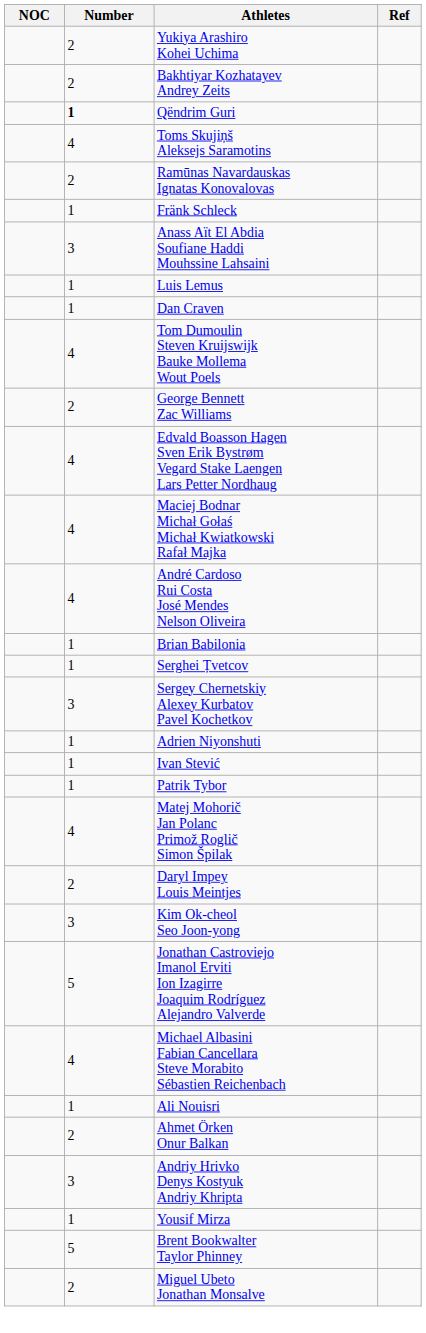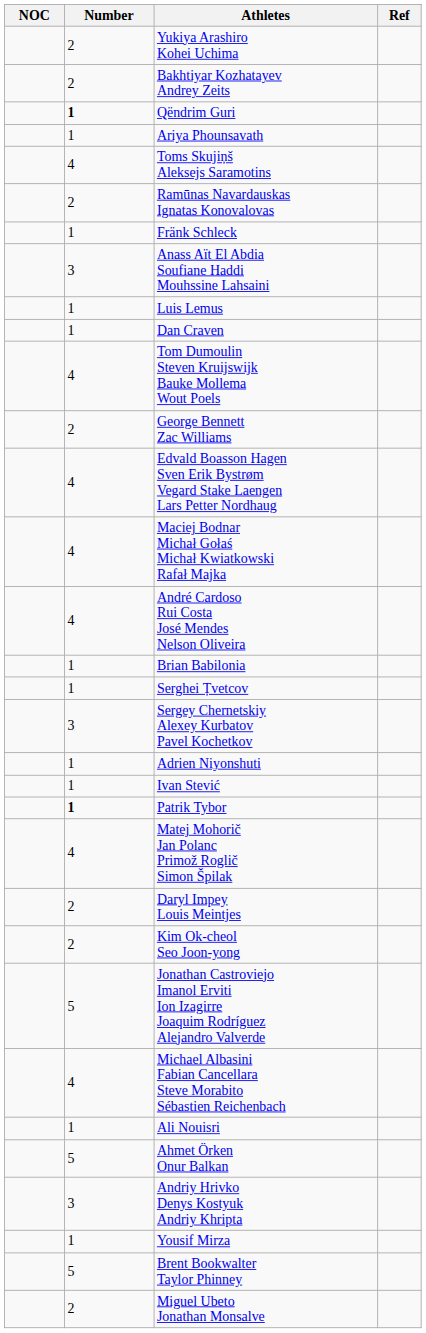+ row: (210, 135)
(71, 785) normal -> (71, 807) bold
(71, 922) 3 -> (71, 944) 2
(71, 1136) 2 -> (71, 1158) 5
